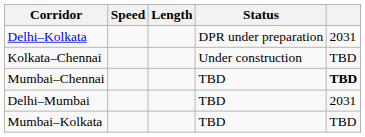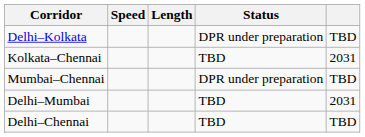(343, 36) 2031 -> (343, 36) TBD
(250, 57) Under construction -> (212, 57) TBD
(343, 57) TBD -> (343, 57) 2031
(212, 79) TBD -> (261, 79) DPR under preparation
(343, 79) bold -> (343, 79) normal
+ row: (48, 121)
- row: (55, 121)
